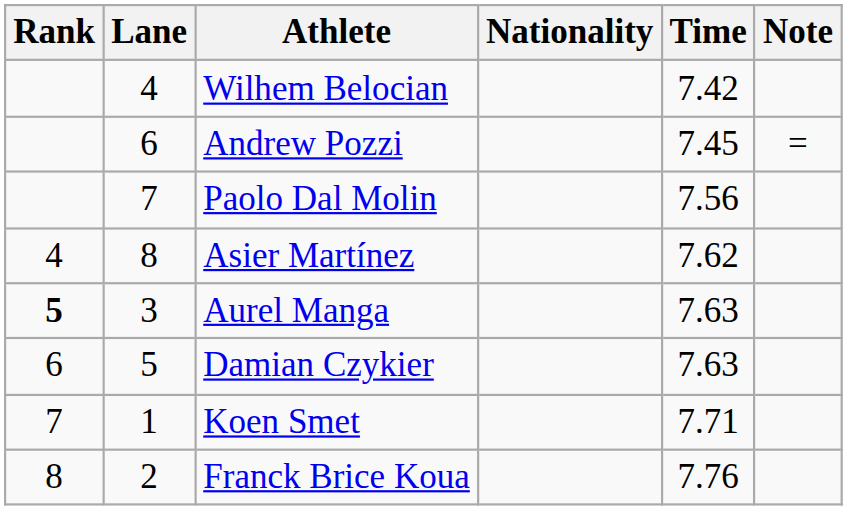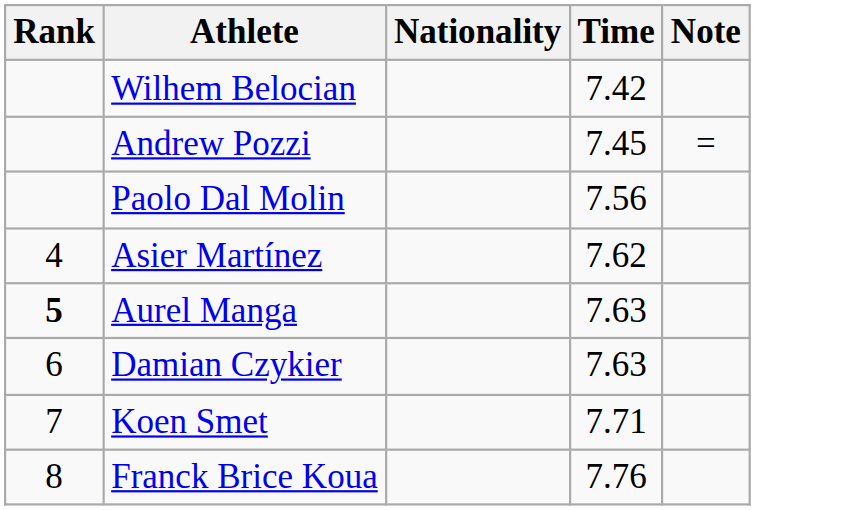- column: (149, 32)
